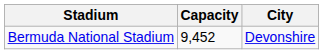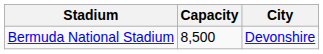(198, 37) 9,452 -> (198, 37) 8,500
